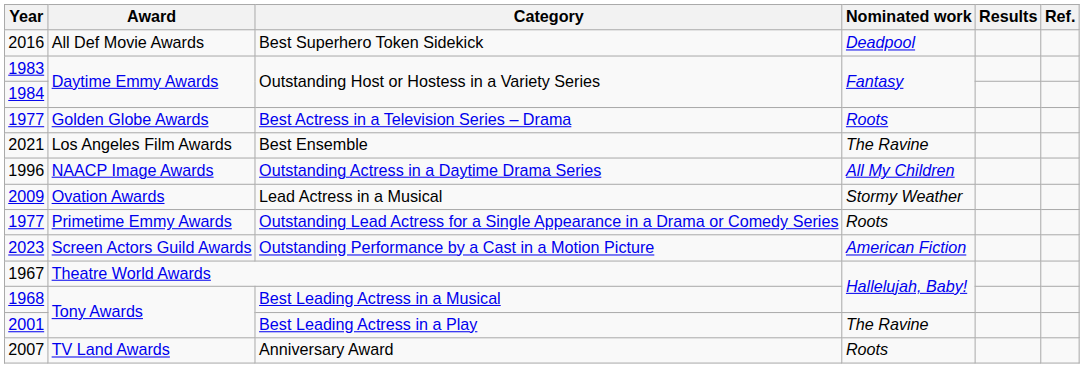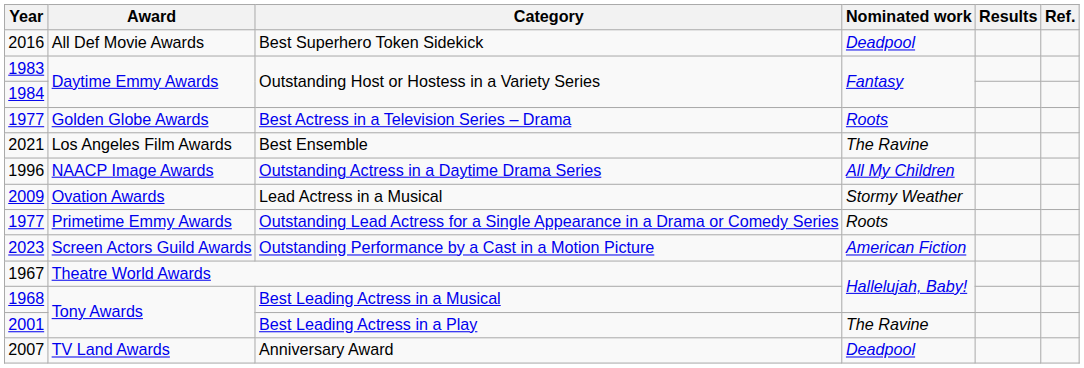(867, 350) Roots -> (881, 350) Deadpool
